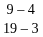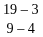rows swapped: (21, 28) <-> (21, 9)
